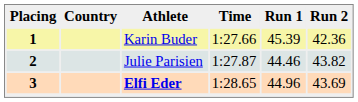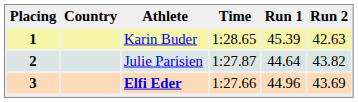(234, 38) 1:27.66 -> (234, 38) 1:28.65
(329, 38) 42.36 -> (329, 38) 42.63
(284, 61) 44.46 -> (284, 61) 44.64
(234, 83) 1:28.65 -> (234, 83) 1:27.66
